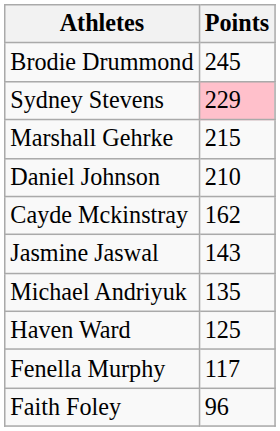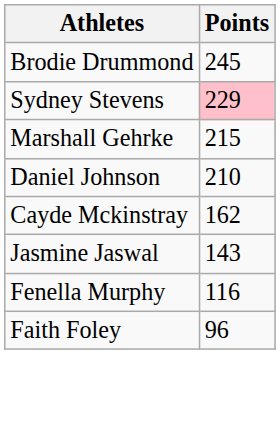- row: (99, 291)
- row: (71, 330)
(222, 368) 117 -> (222, 291) 116
